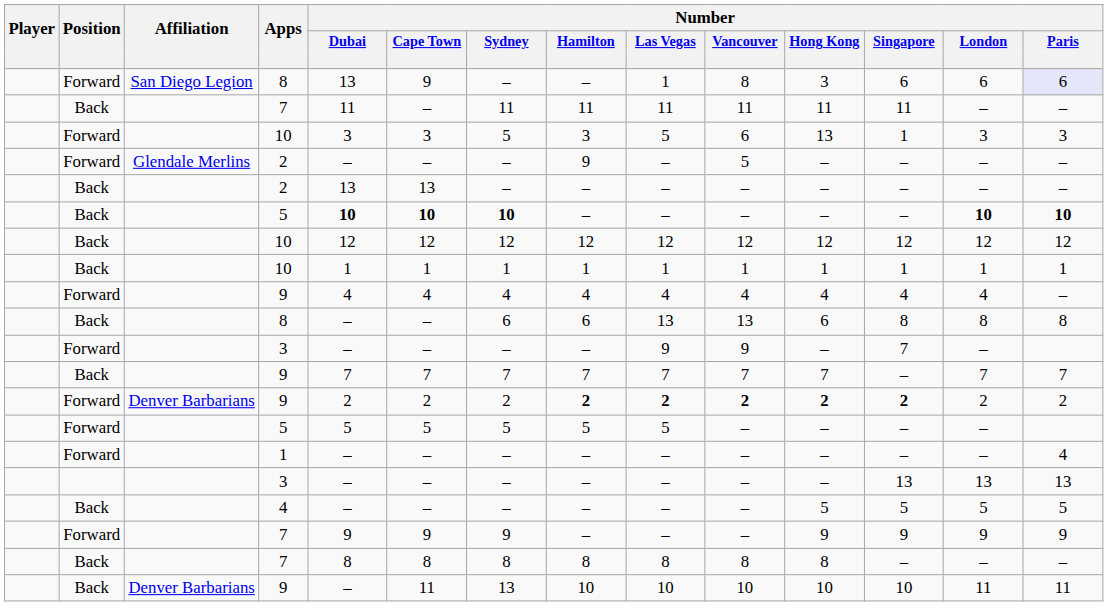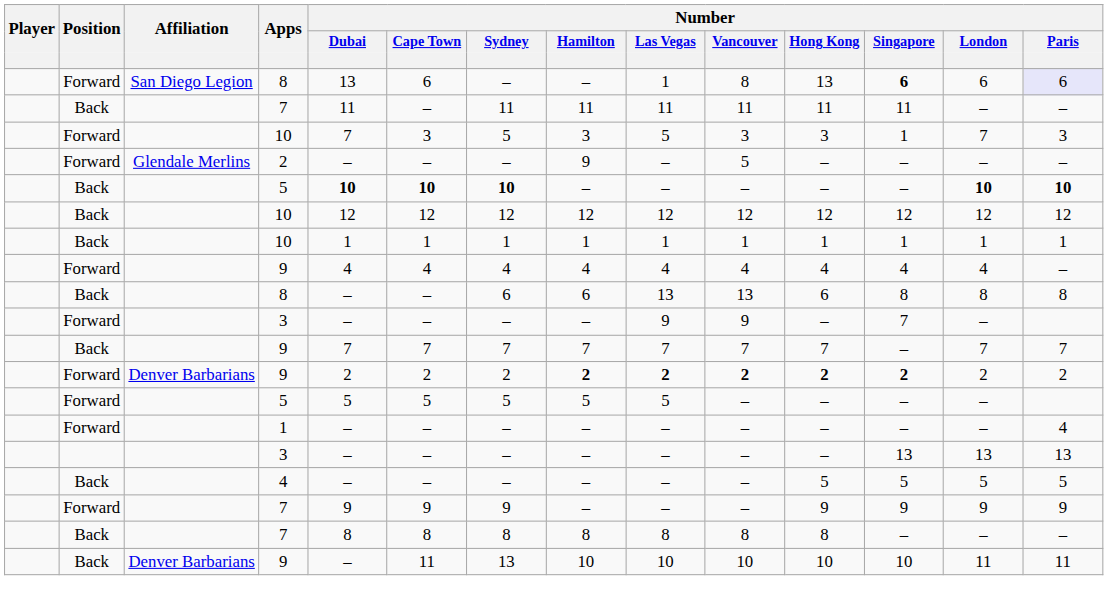(427, 81) 9 -> (427, 81) 6
(824, 81) 3 -> (824, 81) 13
(904, 81) normal -> (904, 81) bold
(347, 134) 3 -> (347, 134) 7
(745, 134) 6 -> (745, 134) 3
(824, 134) 13 -> (824, 134) 3
(983, 134) 3 -> (983, 134) 7
- row: (92, 188)
